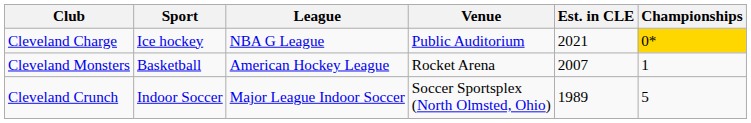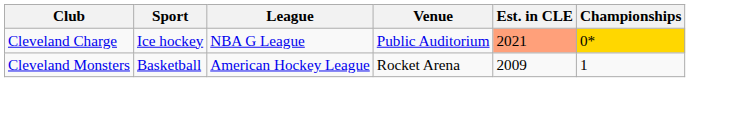(573, 40) no background -> (512, 40) lightsalmon background
(573, 64) 2007 -> (512, 64) 2009
- row: (63, 97)
